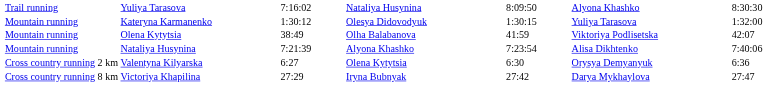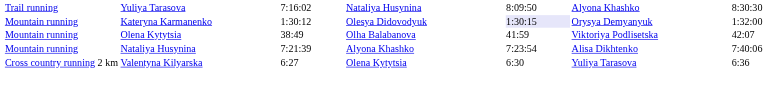(521, 21) no background -> (521, 21) lavender background
(604, 21) Yuliya Tarasova -> (612, 21) Orysya Demyanyuk
(612, 63) Orysya Demyanyuk -> (604, 63) Yuliya Tarasova
- row: (160, 77)
